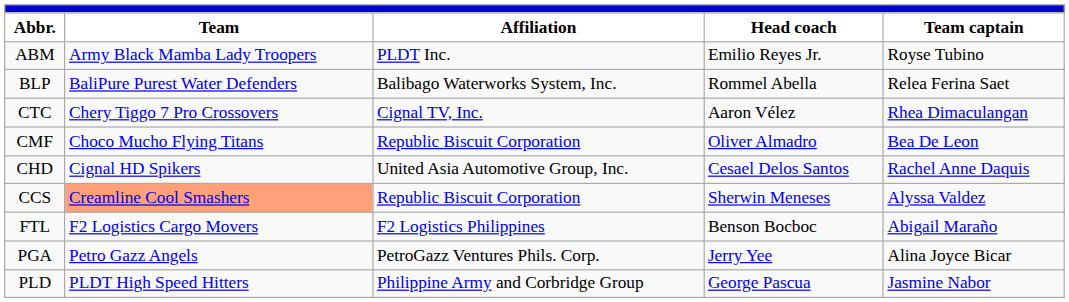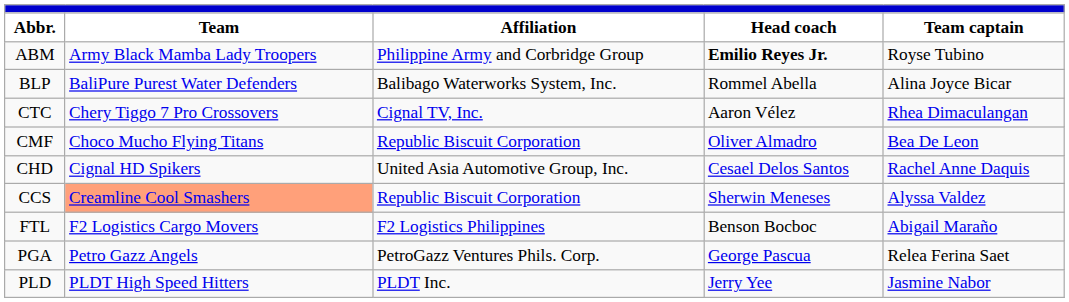(414, 55) PLDT Inc. -> (510, 55) Philippine Army and Corbridge Group
(765, 55) normal -> (768, 55) bold
(948, 84) Relea Ferina Saet -> (949, 84) Alina Joyce Bicar
(740, 255) Jerry Yee -> (759, 255) George Pascua
(949, 255) Alina Joyce Bicar -> (948, 255) Relea Ferina Saet
(510, 283) Philippine Army and Corbridge Group -> (414, 283) PLDT Inc.
(759, 283) George Pascua -> (740, 283) Jerry Yee
